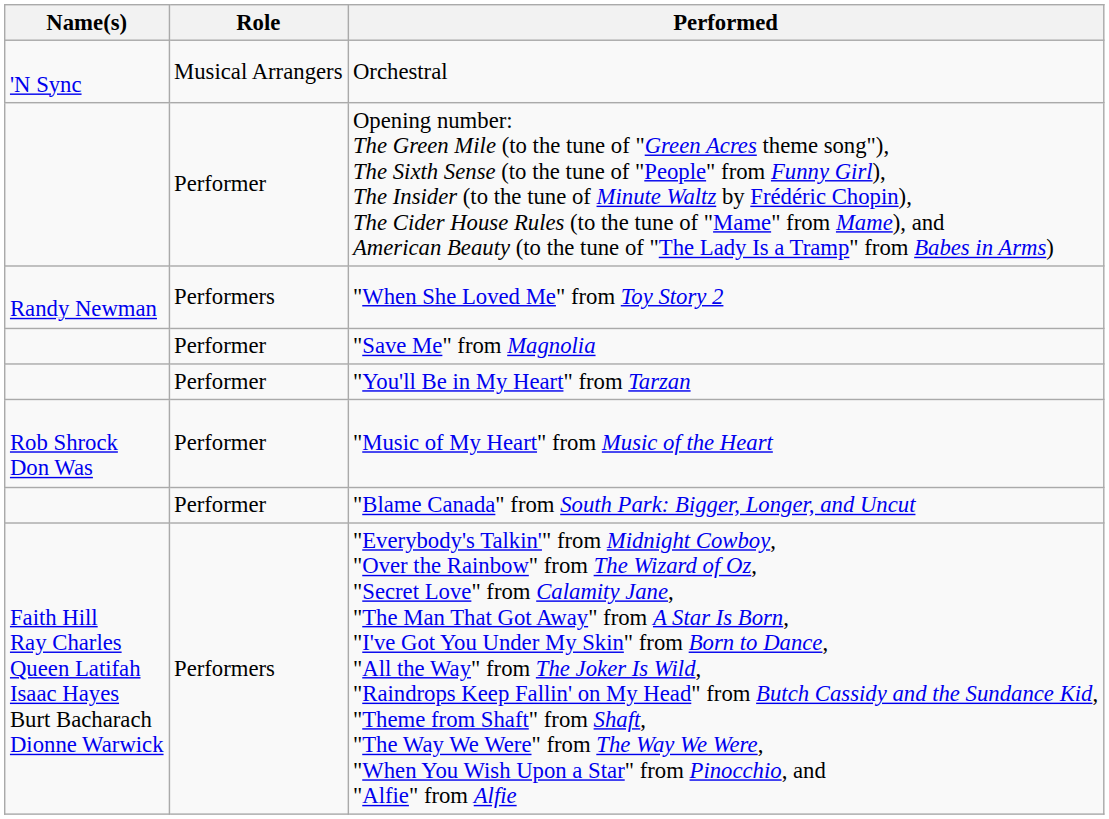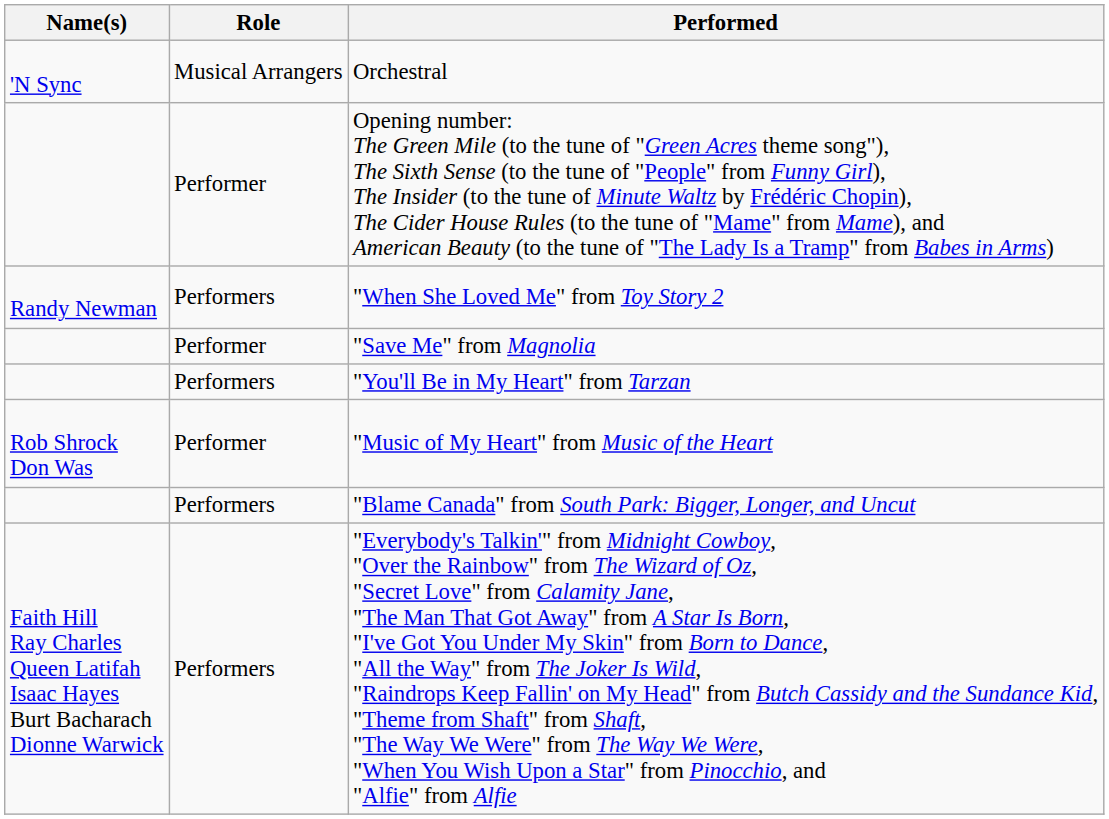(220, 381) Performer -> (224, 381) Performers
(220, 504) Performer -> (224, 504) Performers
